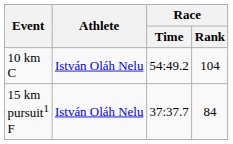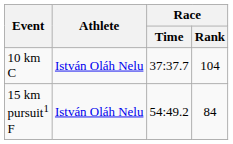(169, 65) 54:49.2 -> (169, 65) 37:37.7
(169, 112) 37:37.7 -> (169, 112) 54:49.2
